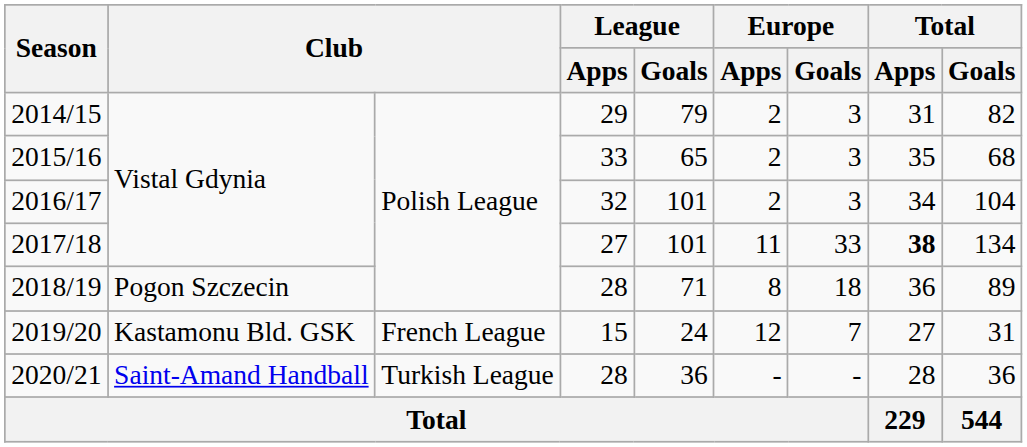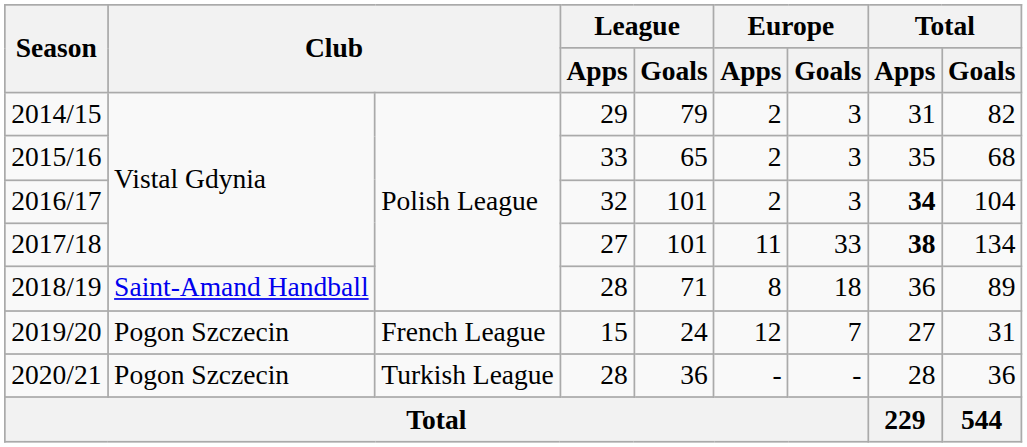(922, 200) normal -> (922, 200) bold
(202, 288) Pogon Szczecin -> (241, 288) Saint-Amand Handball
(235, 331) Kastamonu Bld. GSK -> (202, 331) Pogon Szczecin
(241, 375) Saint-Amand Handball -> (202, 375) Pogon Szczecin
